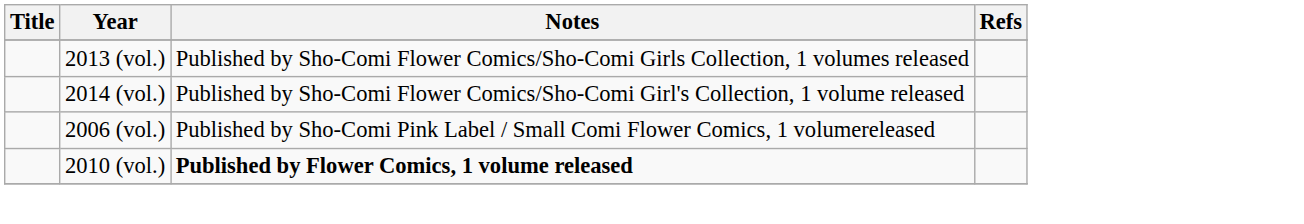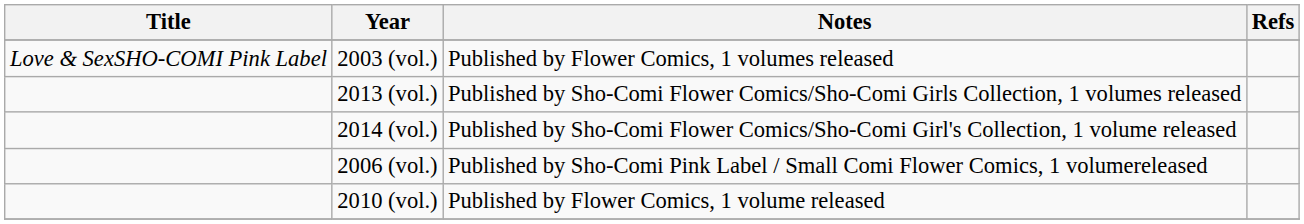+ row: (387, 58)
(404, 165) bold -> (666, 201) normal
